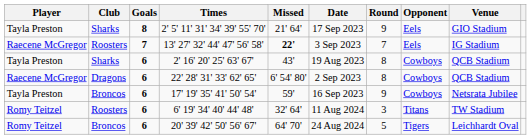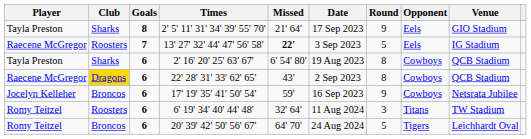(384, 45) 7 -> (384, 45) 5
(288, 61) 43' -> (288, 61) 6' 54' 80'
(109, 77) no background -> (109, 77) gold background
(288, 77) 6' 54' 80' -> (288, 77) 43'
(35, 93) Tayla Preston -> (41, 93) Jocelyn Kelleher
